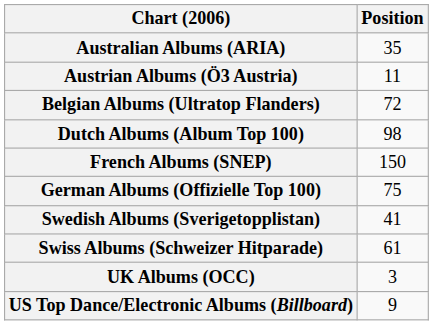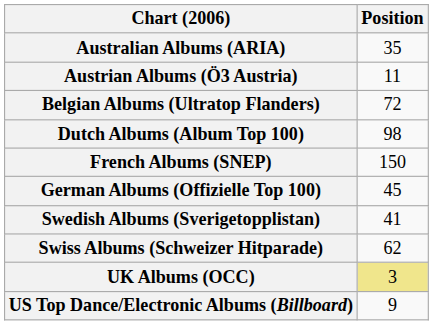(392, 190) 75 -> (392, 190) 45
(392, 248) 61 -> (392, 248) 62
(392, 276) no background -> (392, 276) khaki background
